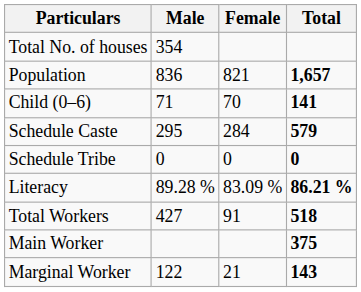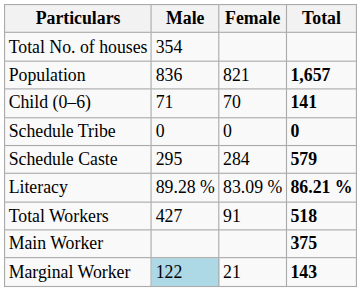rows swapped: (63, 131) <-> (62, 159)
(169, 272) no background -> (169, 272) lightblue background
